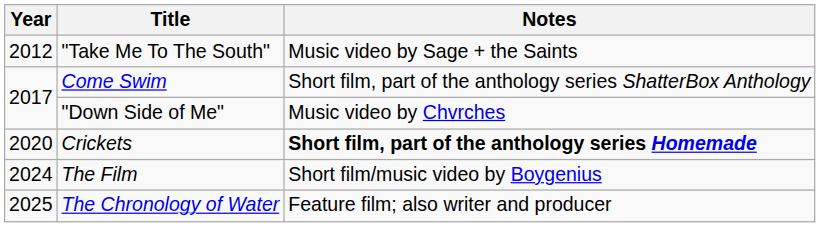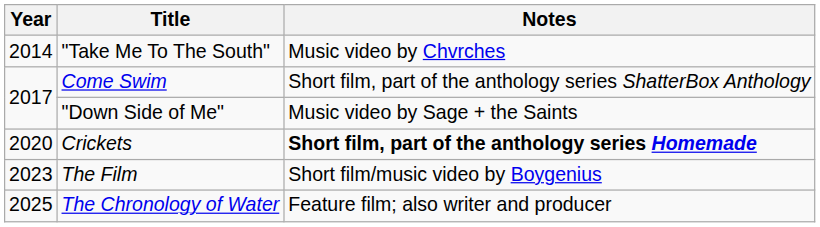(31, 50) 2012 -> (31, 50) 2014
(433, 50) Music video by Sage + the Saints -> (397, 50) Music video by Chvrches
(397, 112) Music video by Chvrches -> (433, 112) Music video by Sage + the Saints
(31, 174) 2024 -> (31, 174) 2023
